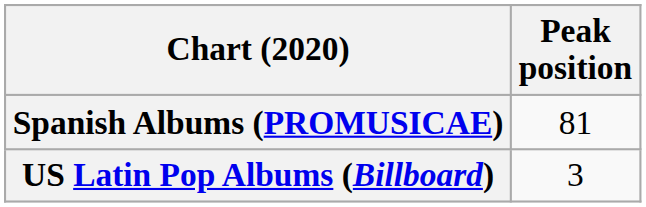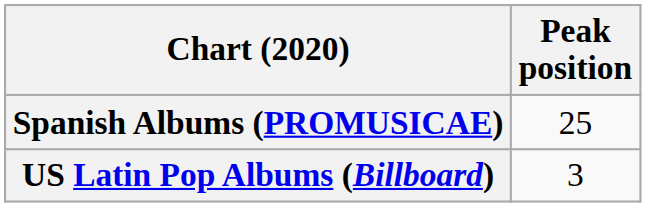(575, 121) 81 -> (575, 121) 25
